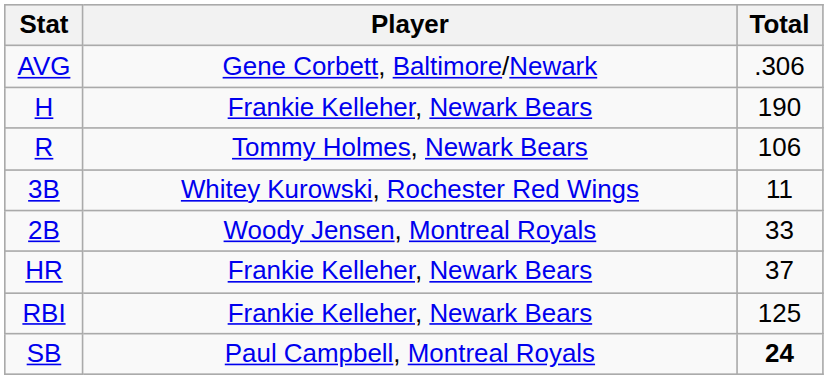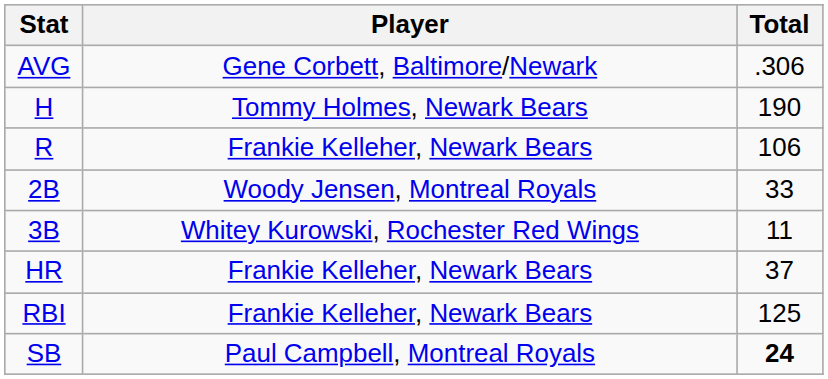(410, 107) Frankie Kelleher, Newark Bears -> (410, 107) Tommy Holmes, Newark Bears
(410, 148) Tommy Holmes, Newark Bears -> (410, 148) Frankie Kelleher, Newark Bears
rows swapped: (44, 230) <-> (44, 189)
